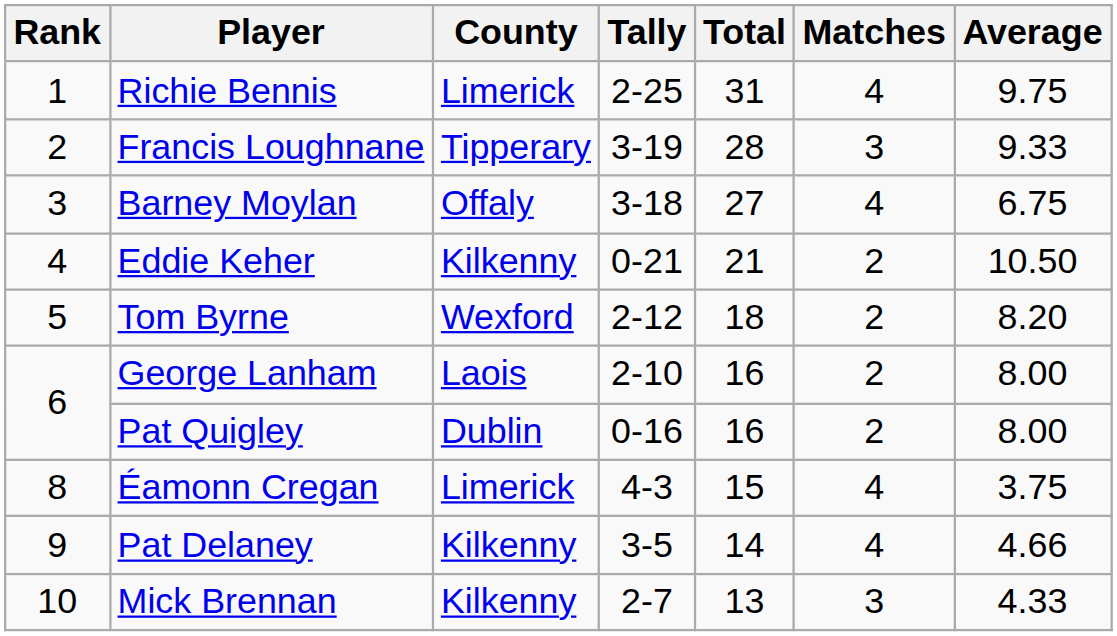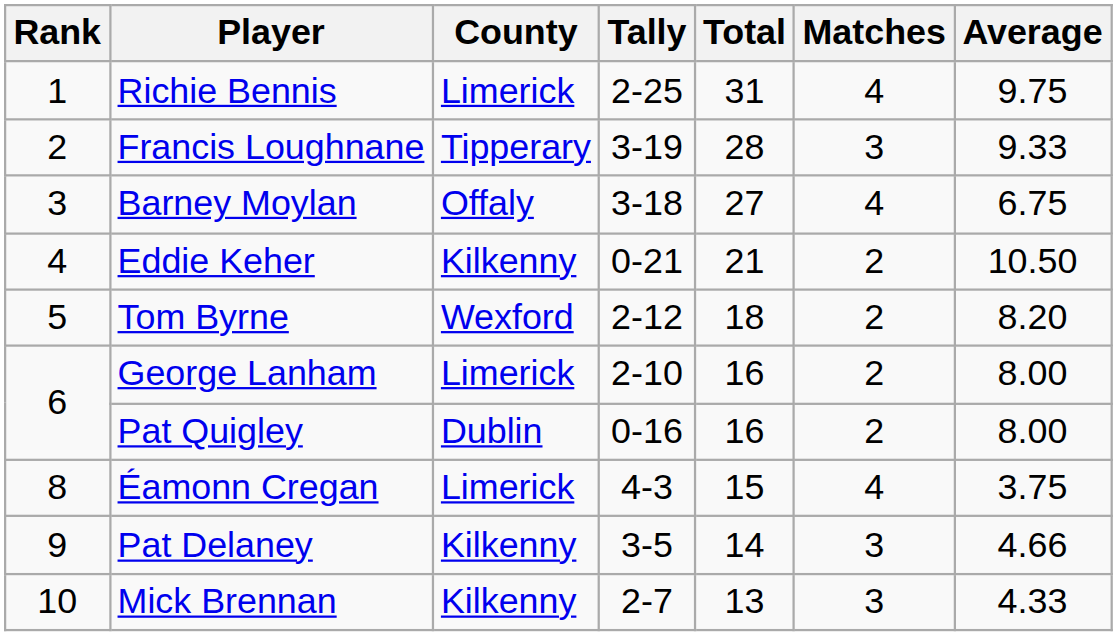(484, 373) Laois -> (508, 373) Limerick
(874, 544) 4 -> (874, 544) 3
